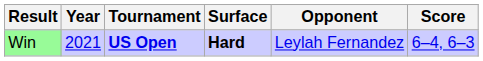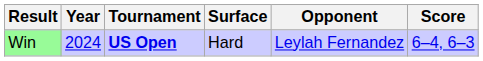(83, 42) 2021 -> (83, 42) 2024
(227, 42) bold -> (226, 42) normal
